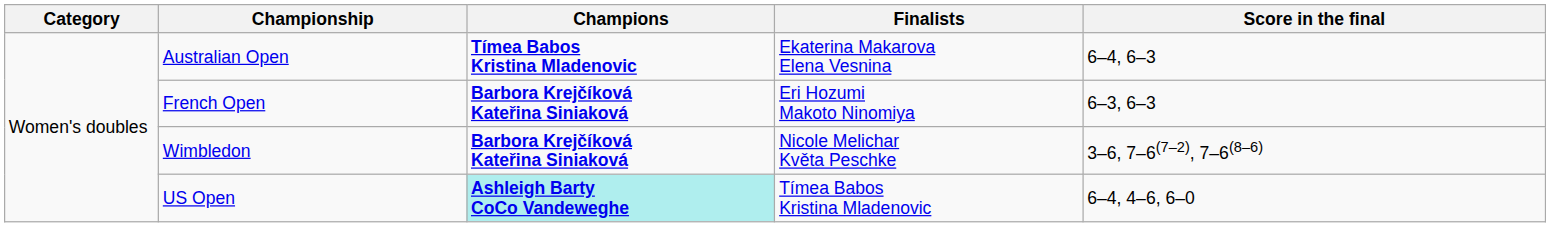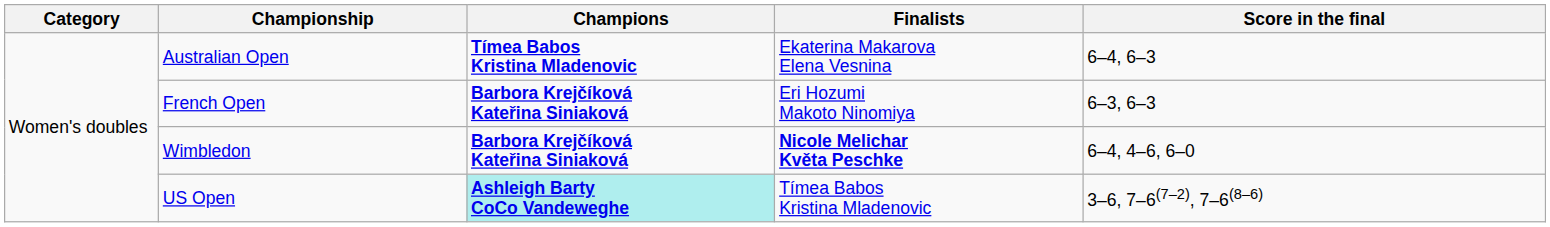(839, 151) normal -> (844, 151) bold
(1175, 151) 3–6, 7–6(7–2), 7–6(8–6) -> (1141, 151) 6–4, 4–6, 6–0
(1141, 198) 6–4, 4–6, 6–0 -> (1175, 198) 3–6, 7–6(7–2), 7–6(8–6)
